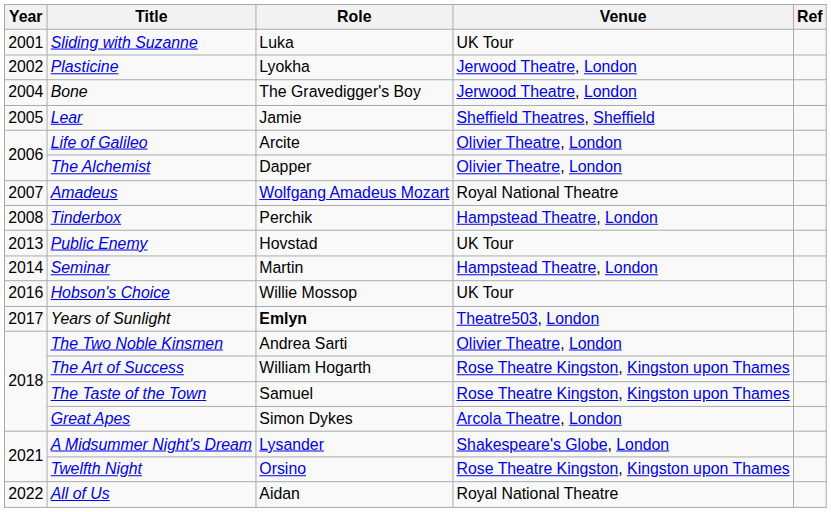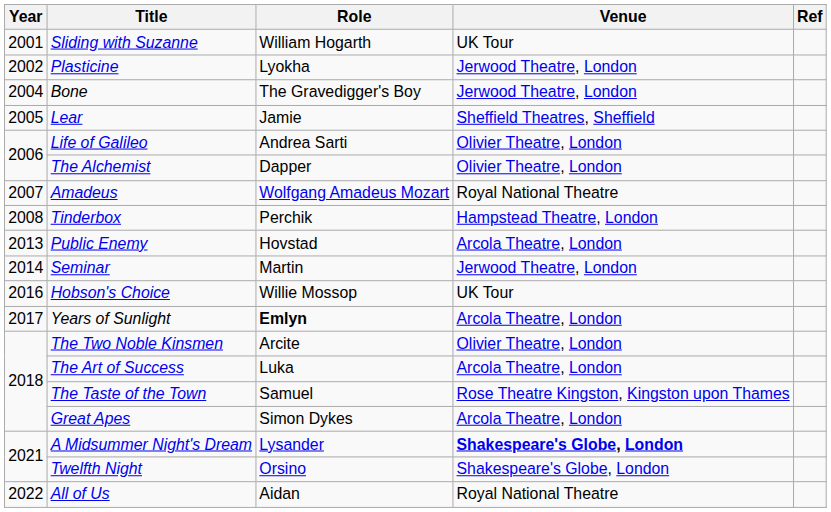(277, 42) Luka -> (315, 42) William Hogarth
(280, 142) Arcite -> (303, 142) Andrea Sarti
(485, 243) UK Tour -> (539, 243) Arcola Theatre, London
(557, 268) Hampstead Theatre, London -> (547, 268) Jerwood Theatre, London
(528, 318) Theatre503, London -> (539, 318) Arcola Theatre, London
(303, 343) Andrea Sarti -> (280, 343) Arcite
(315, 368) William Hogarth -> (277, 368) Luka
(623, 368) Rose Theatre Kingston, Kingston upon Thames -> (539, 368) Arcola Theatre, London
(563, 444) normal -> (570, 444) bold
(623, 469) Rose Theatre Kingston, Kingston upon Thames -> (563, 469) Shakespeare's Globe, London
